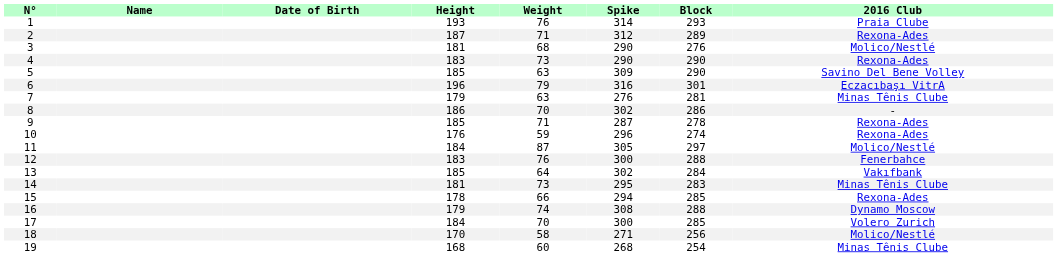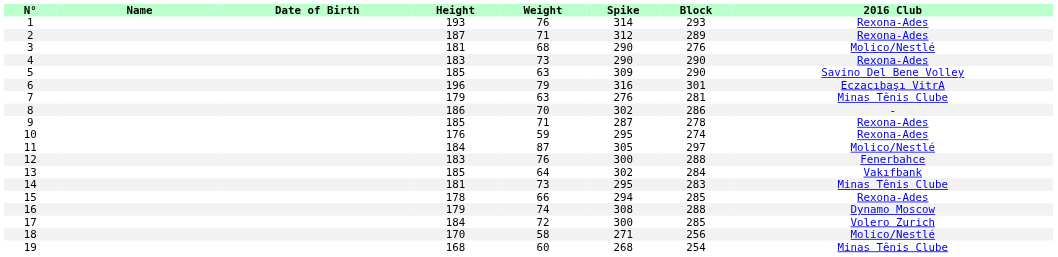(893, 23) Praia Clube -> (893, 23) Rexona-Ades
(623, 135) 296 -> (623, 135) 295
(543, 222) 70 -> (543, 222) 72
